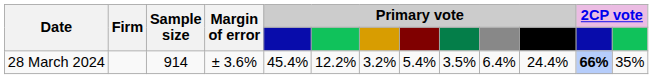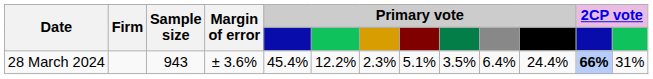(176, 62) 914 -> (176, 62) 943
(380, 62) 3.2% -> (380, 62) 2.3%
(419, 62) 5.4% -> (419, 62) 5.1%
(630, 62) 35% -> (630, 62) 31%
